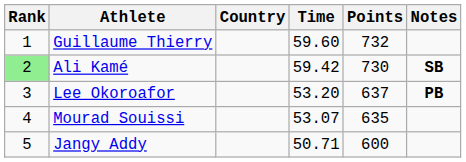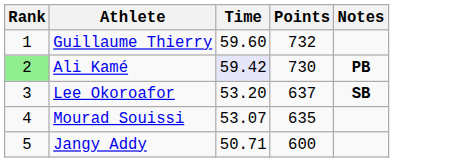- column: (253, 17)
(316, 68) no background -> (243, 68) lavender background
(434, 68) SB -> (361, 68) PB
(434, 94) PB -> (361, 94) SB
